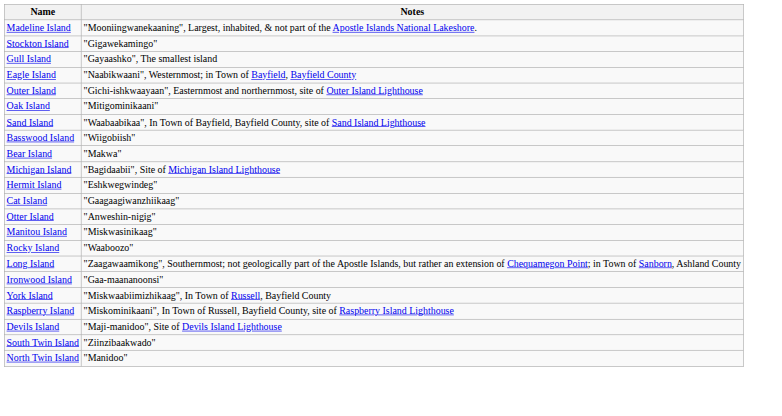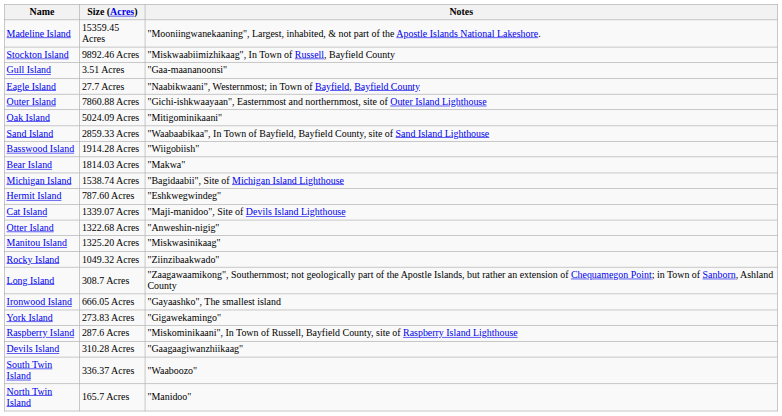+ column: (112, 12)
(120, 43) "Gigawekamingo" -> (271, 54) "Miskwaabiimizhikaag", In Town of Russell, Bayfield County
(150, 59) "Gayaashko", The smallest island -> (187, 70) "Gaa-maananoonsi"
(131, 201) "Gaagaagiwanzhiikaag" -> (247, 212) "Maji-manidoo", Site of Devils Island Lighthouse
(108, 248) "Waaboozo" -> (183, 259) "Ziinzibaakwado"
(123, 279) "Gaa-maananoonsi" -> (214, 302) "Gayaashko", The smallest island
(207, 295) "Miskwaabiimizhikaag", In Town of Russell, Bayfield County -> (184, 317) "Gigawekamingo"
(183, 327) "Maji-manidoo", Site of Devils Island Lighthouse -> (195, 349) "Gaagaagiwanzhiikaag"
(120, 342) "Ziinzibaakwado" -> (172, 370) "Waaboozo"
